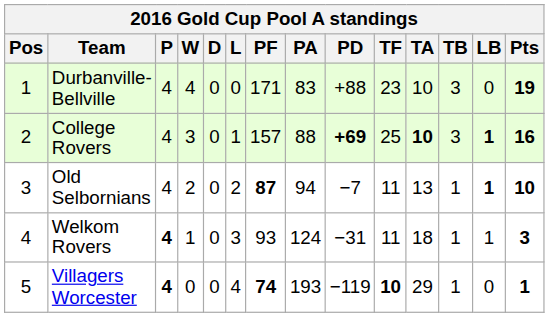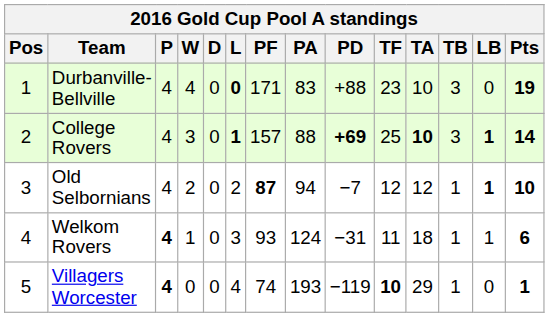(236, 88) normal -> (236, 88) bold
(236, 137) normal -> (236, 137) bold
(525, 137) 16 -> (525, 137) 14
(391, 187) 11 -> (391, 187) 12
(422, 187) 13 -> (422, 187) 12
(525, 237) 3 -> (525, 237) 6
(266, 287) bold -> (266, 287) normal
